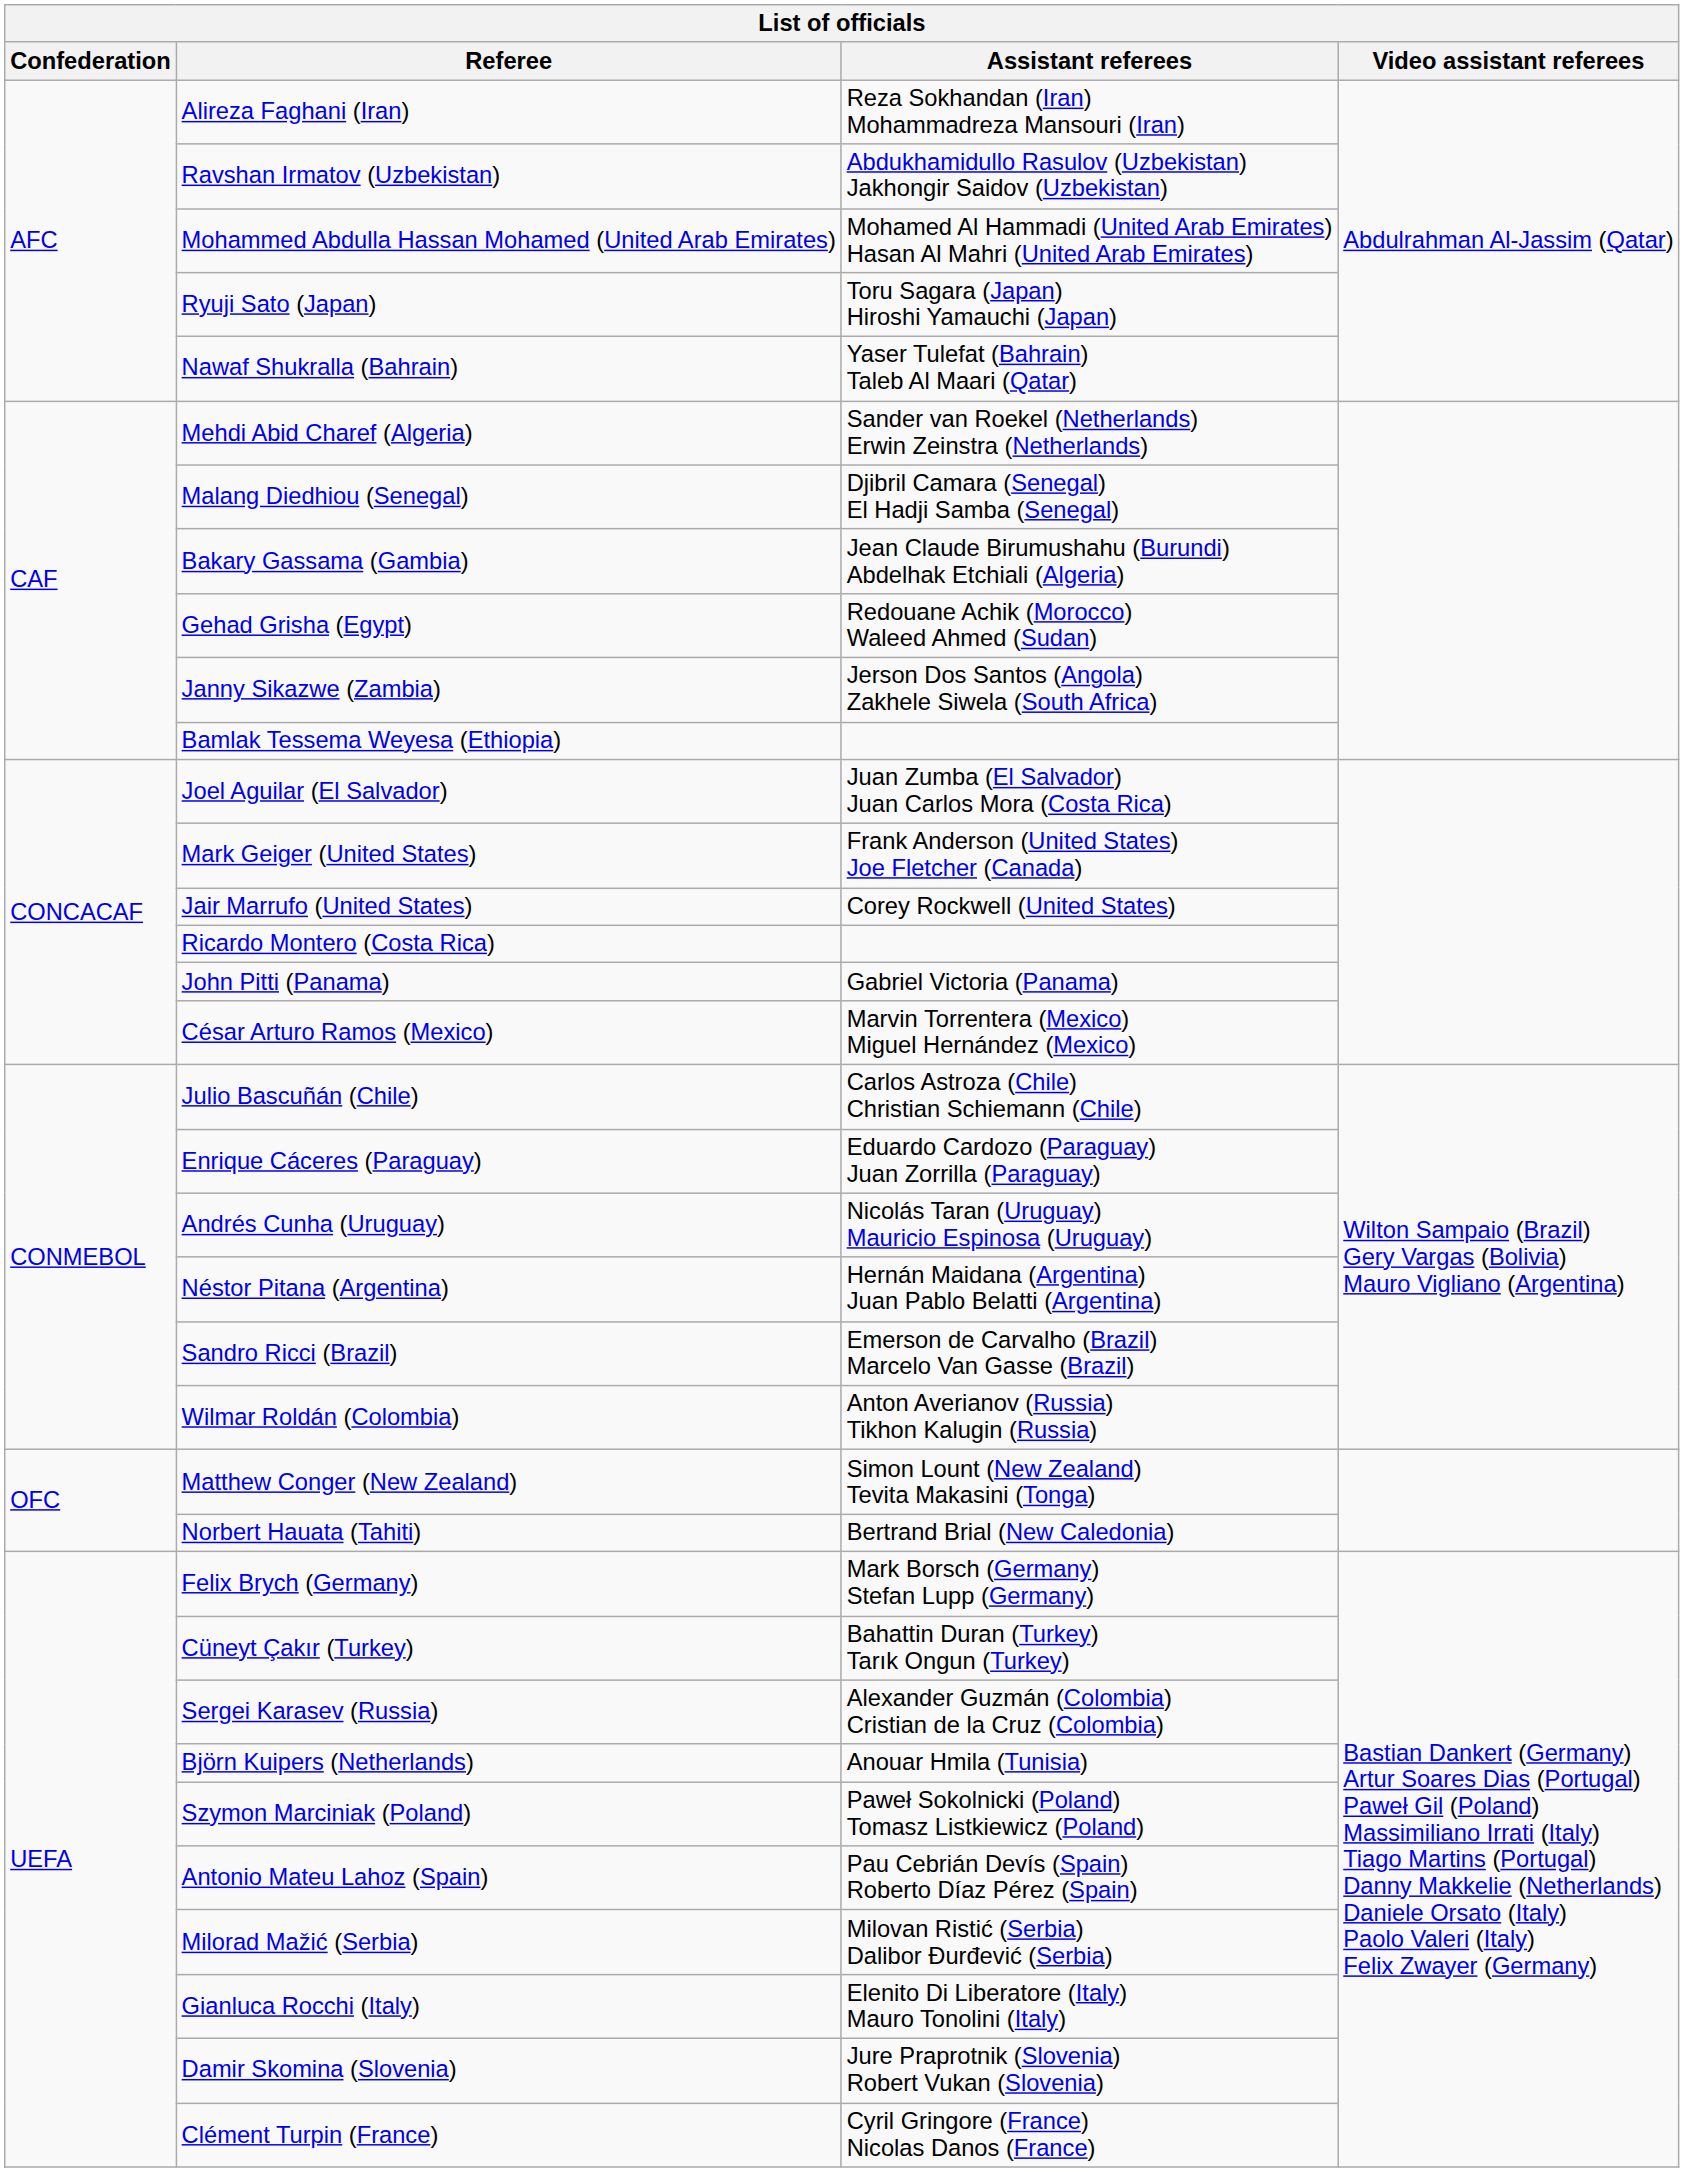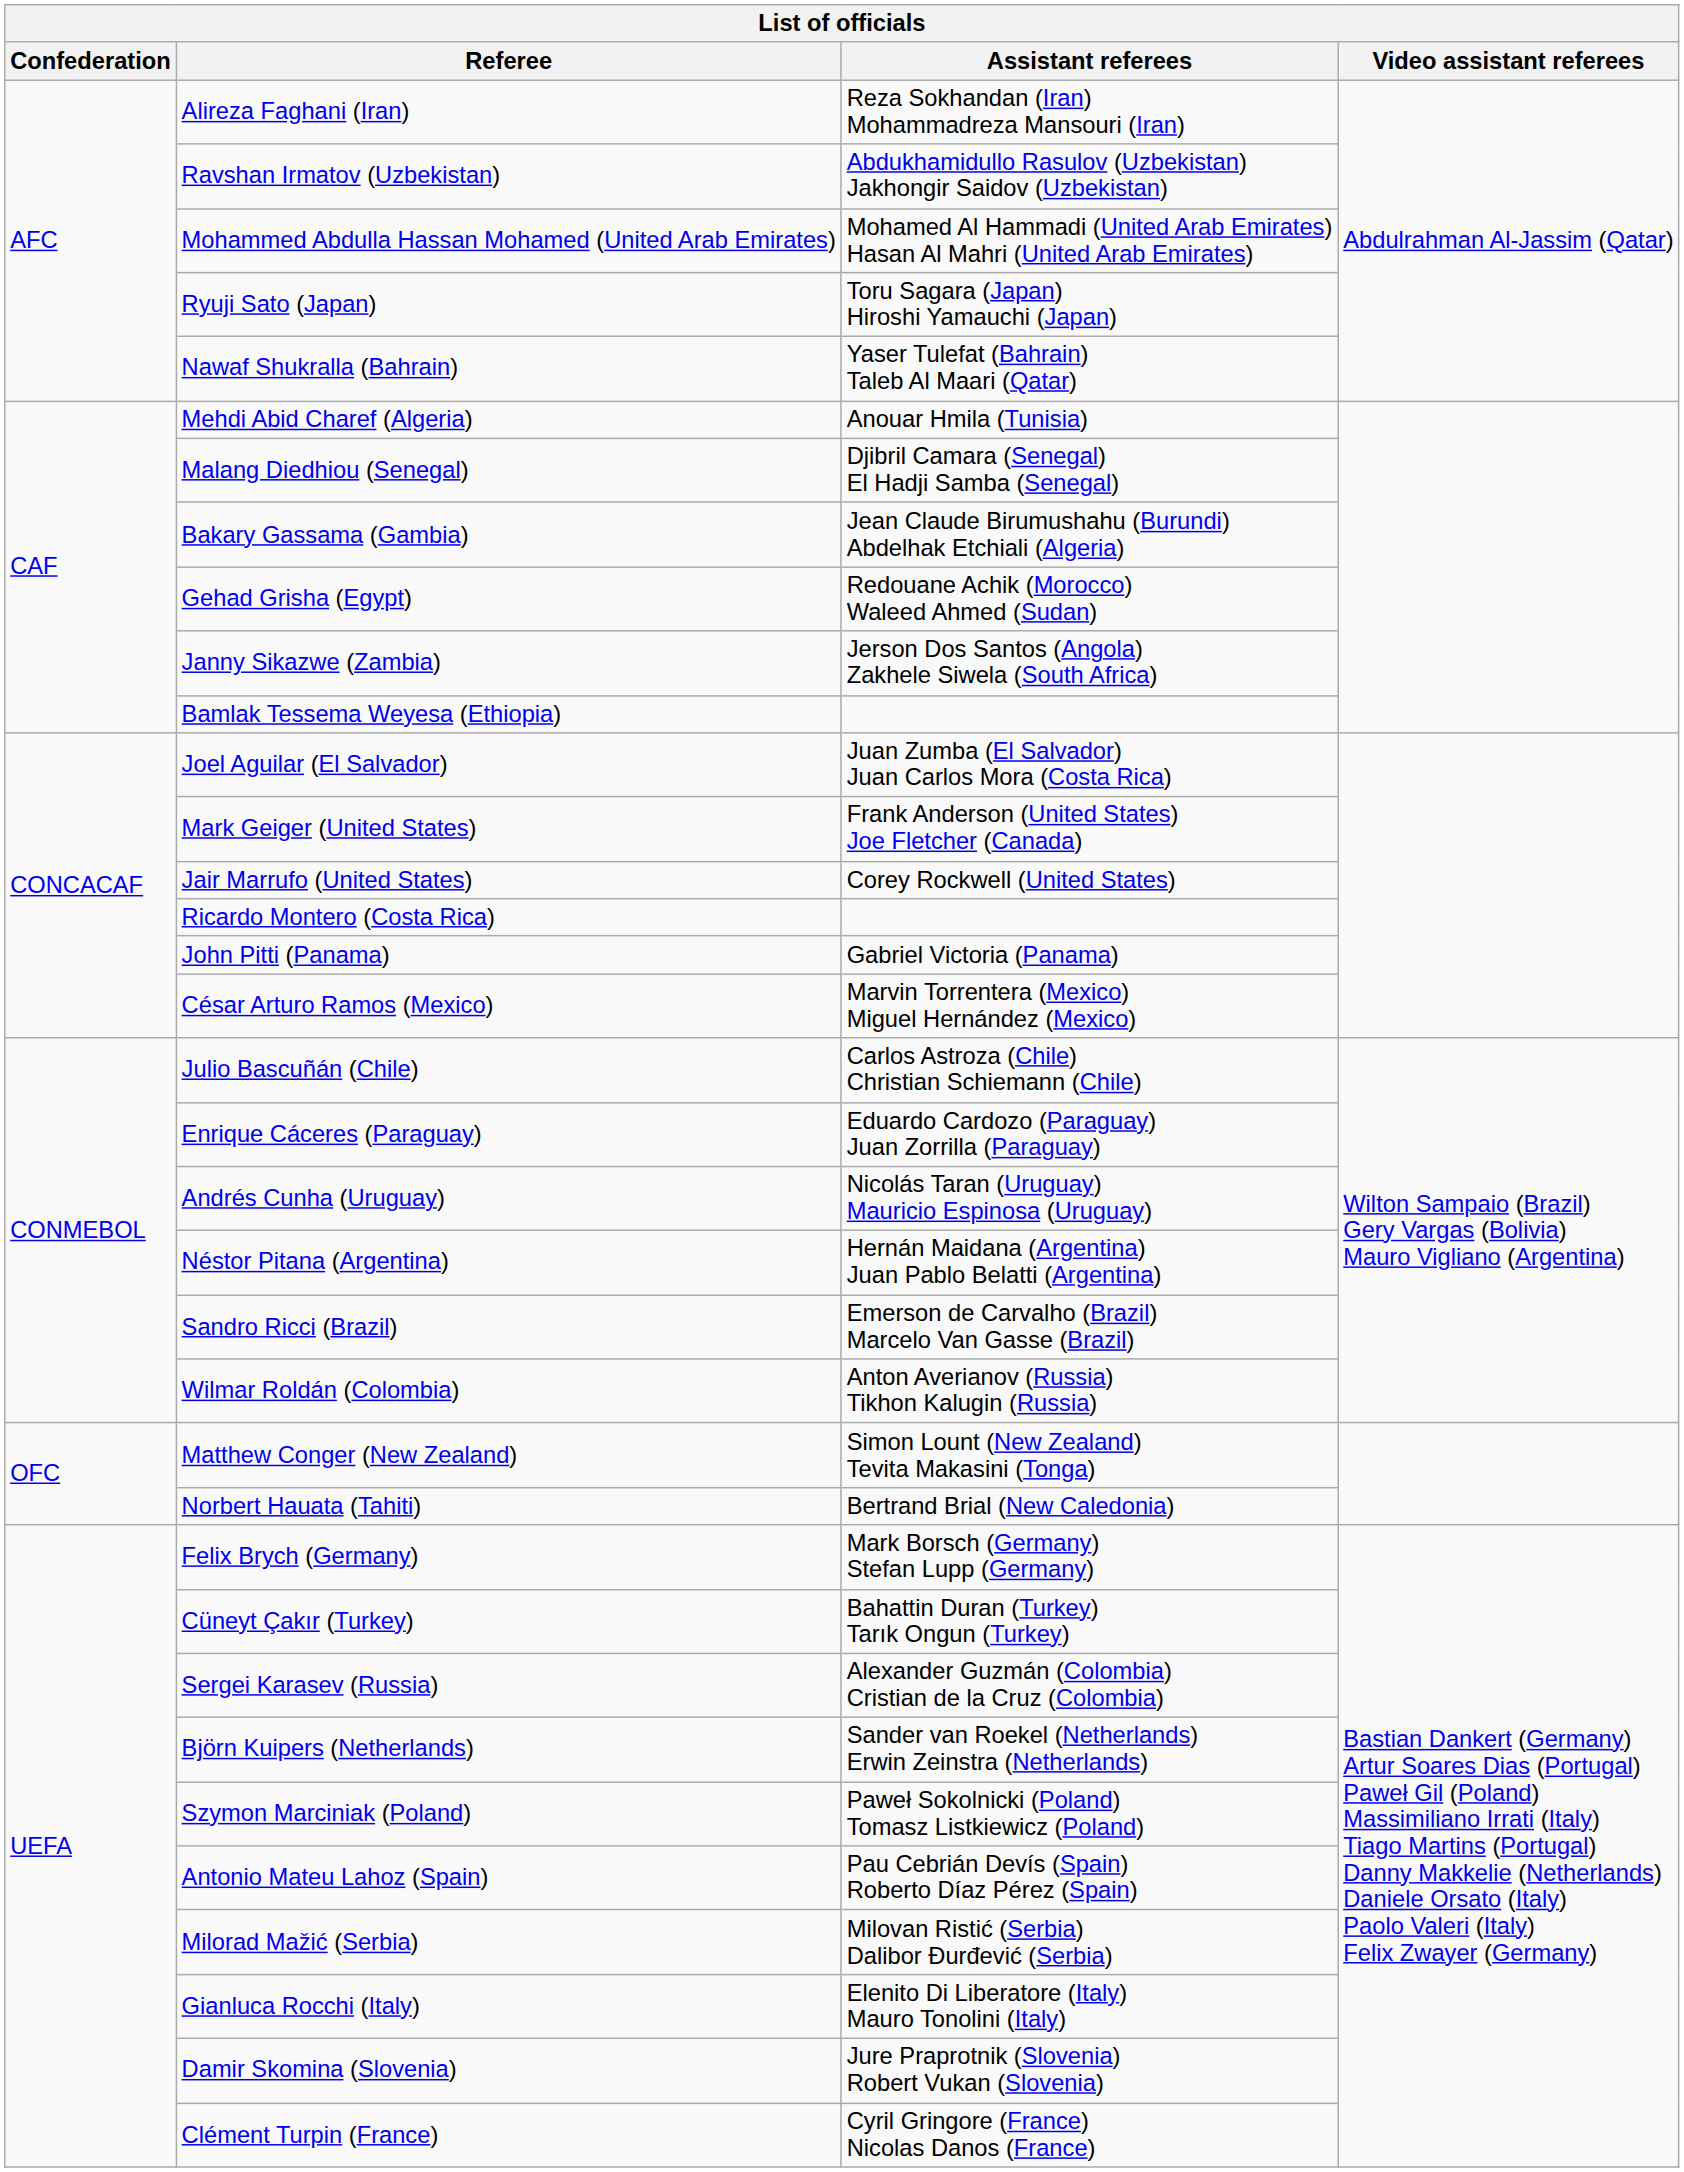(1022, 432) Sander van Roekel (Netherlands) Erwin Zeinstra (Netherlands) -> (967, 419) Anouar Hmila (Tunisia)
(967, 1762) Anouar Hmila (Tunisia) -> (1022, 1749) Sander van Roekel (Netherlands) Erwin Zeinstra (Netherlands)
